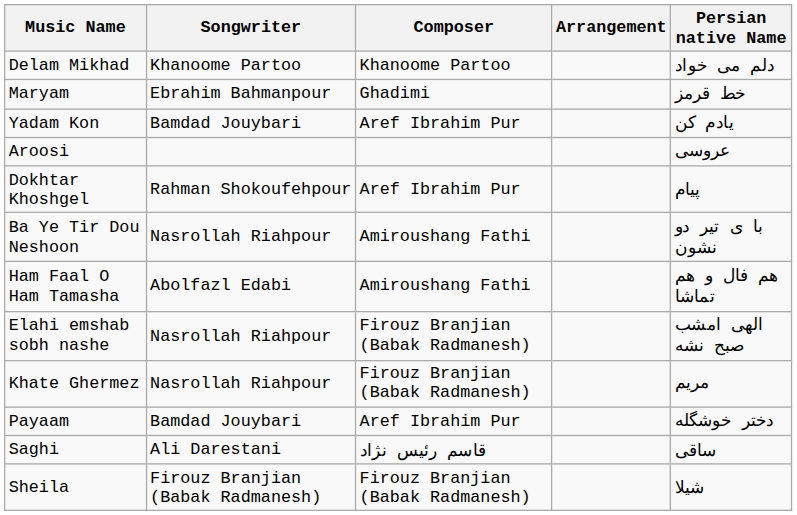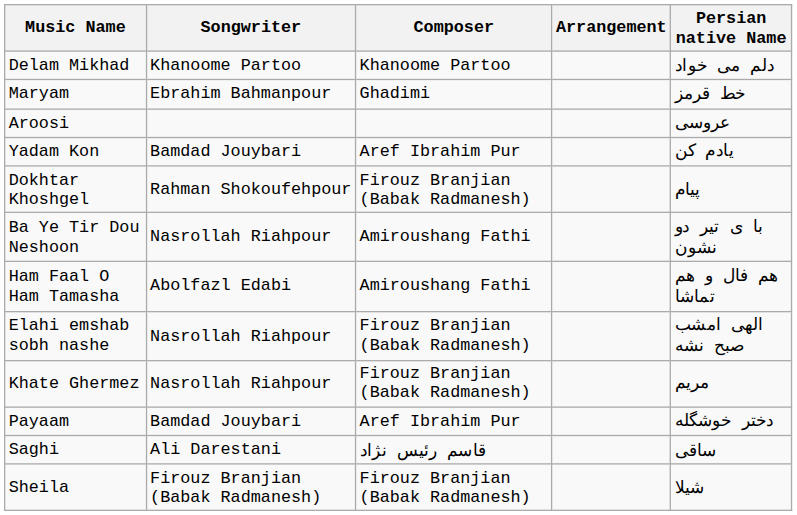rows swapped: (39, 152) <-> (54, 123)
(440, 189) Aref Ibrahim Pur -> (445, 189) Firouz Branjian (Babak Radmanesh)
